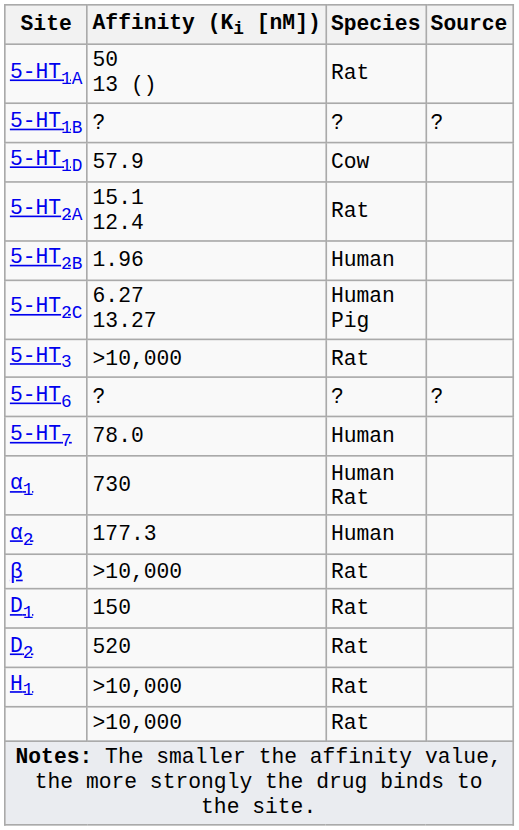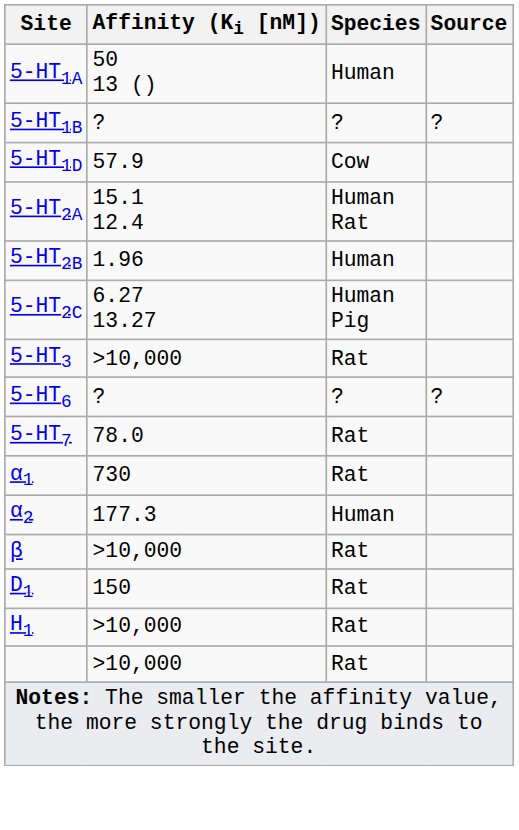(350, 73) Rat -> (363, 73) Human
(350, 211) Rat -> (363, 211) Human Rat
(363, 436) Human -> (350, 436) Rat
(363, 486) Human Rat -> (350, 475) Rat
- row: (22, 647)
